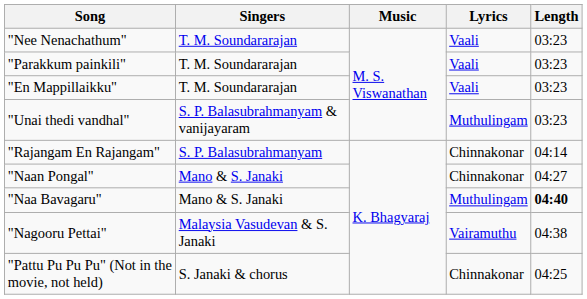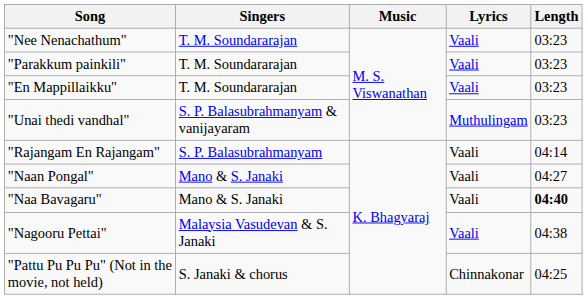(486, 152) Chinnakonar -> (464, 152) Vaali
(486, 176) Chinnakonar -> (464, 176) Vaali
(488, 200) Muthulingam -> (464, 200) Vaali
(483, 232) Vairamuthu -> (464, 232) Vaali
